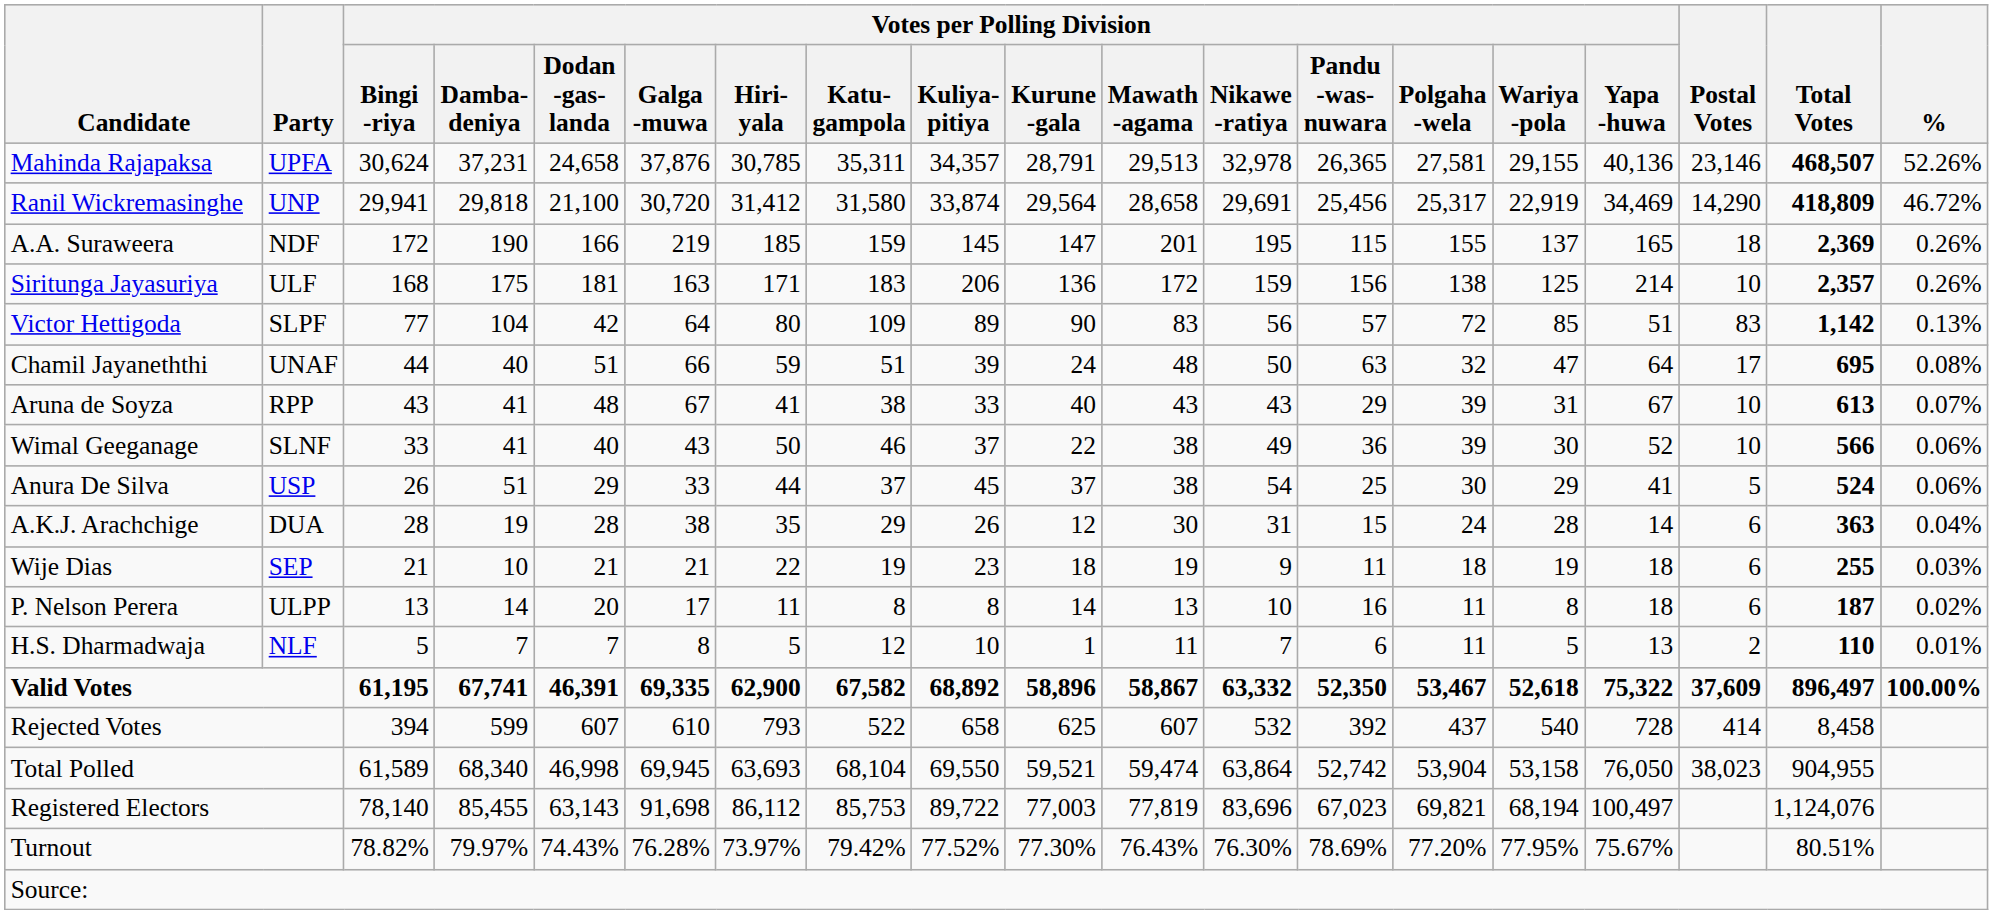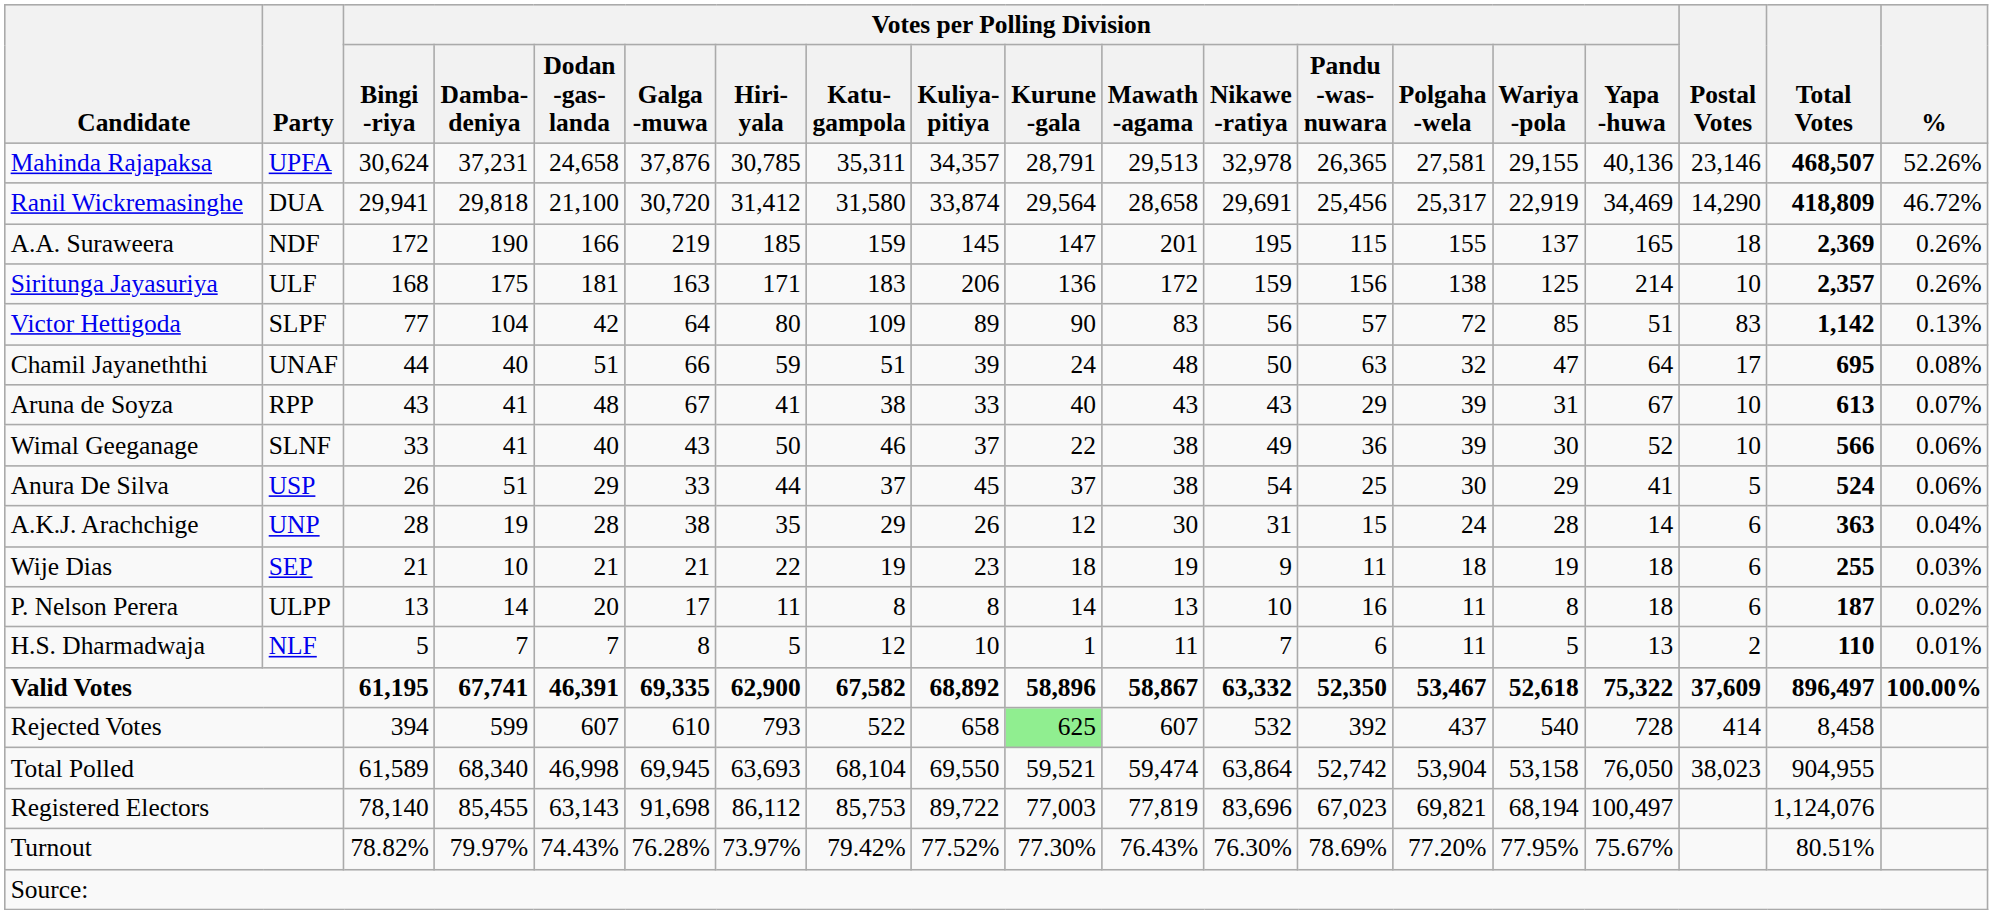(294, 202) UNP -> (296, 202) DUA
(296, 525) DUA -> (294, 525) UNP
(1077, 727) no background -> (1077, 727) lightgreen background
